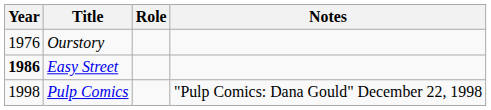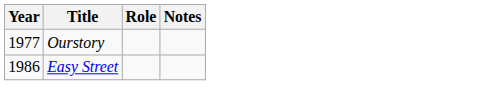(24, 42) 1976 -> (24, 42) 1977
(24, 67) bold -> (24, 67) normal
- row: (88, 92)
